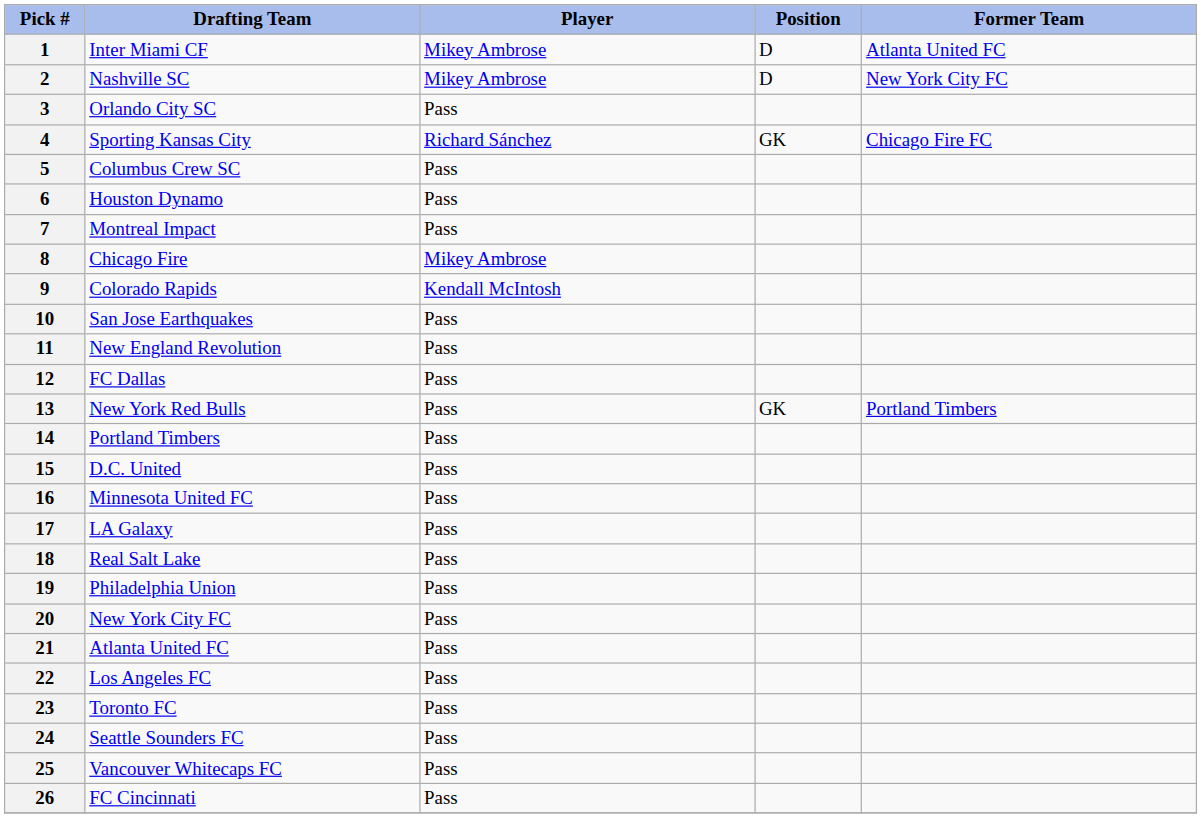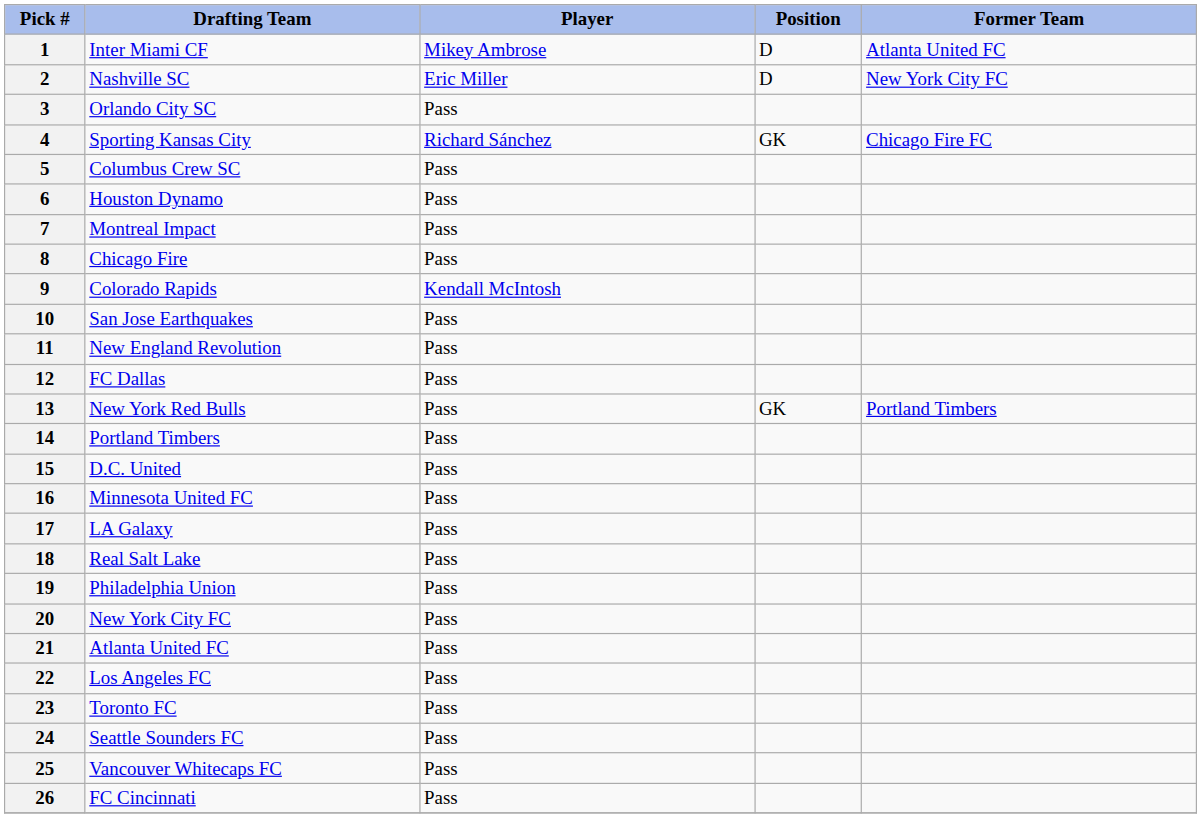(485, 79) Mikey Ambrose -> (466, 79) Eric Miller
(485, 259) Mikey Ambrose -> (441, 259) Pass
